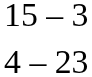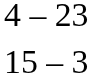rows swapped: (46, 61) <-> (46, 15)
